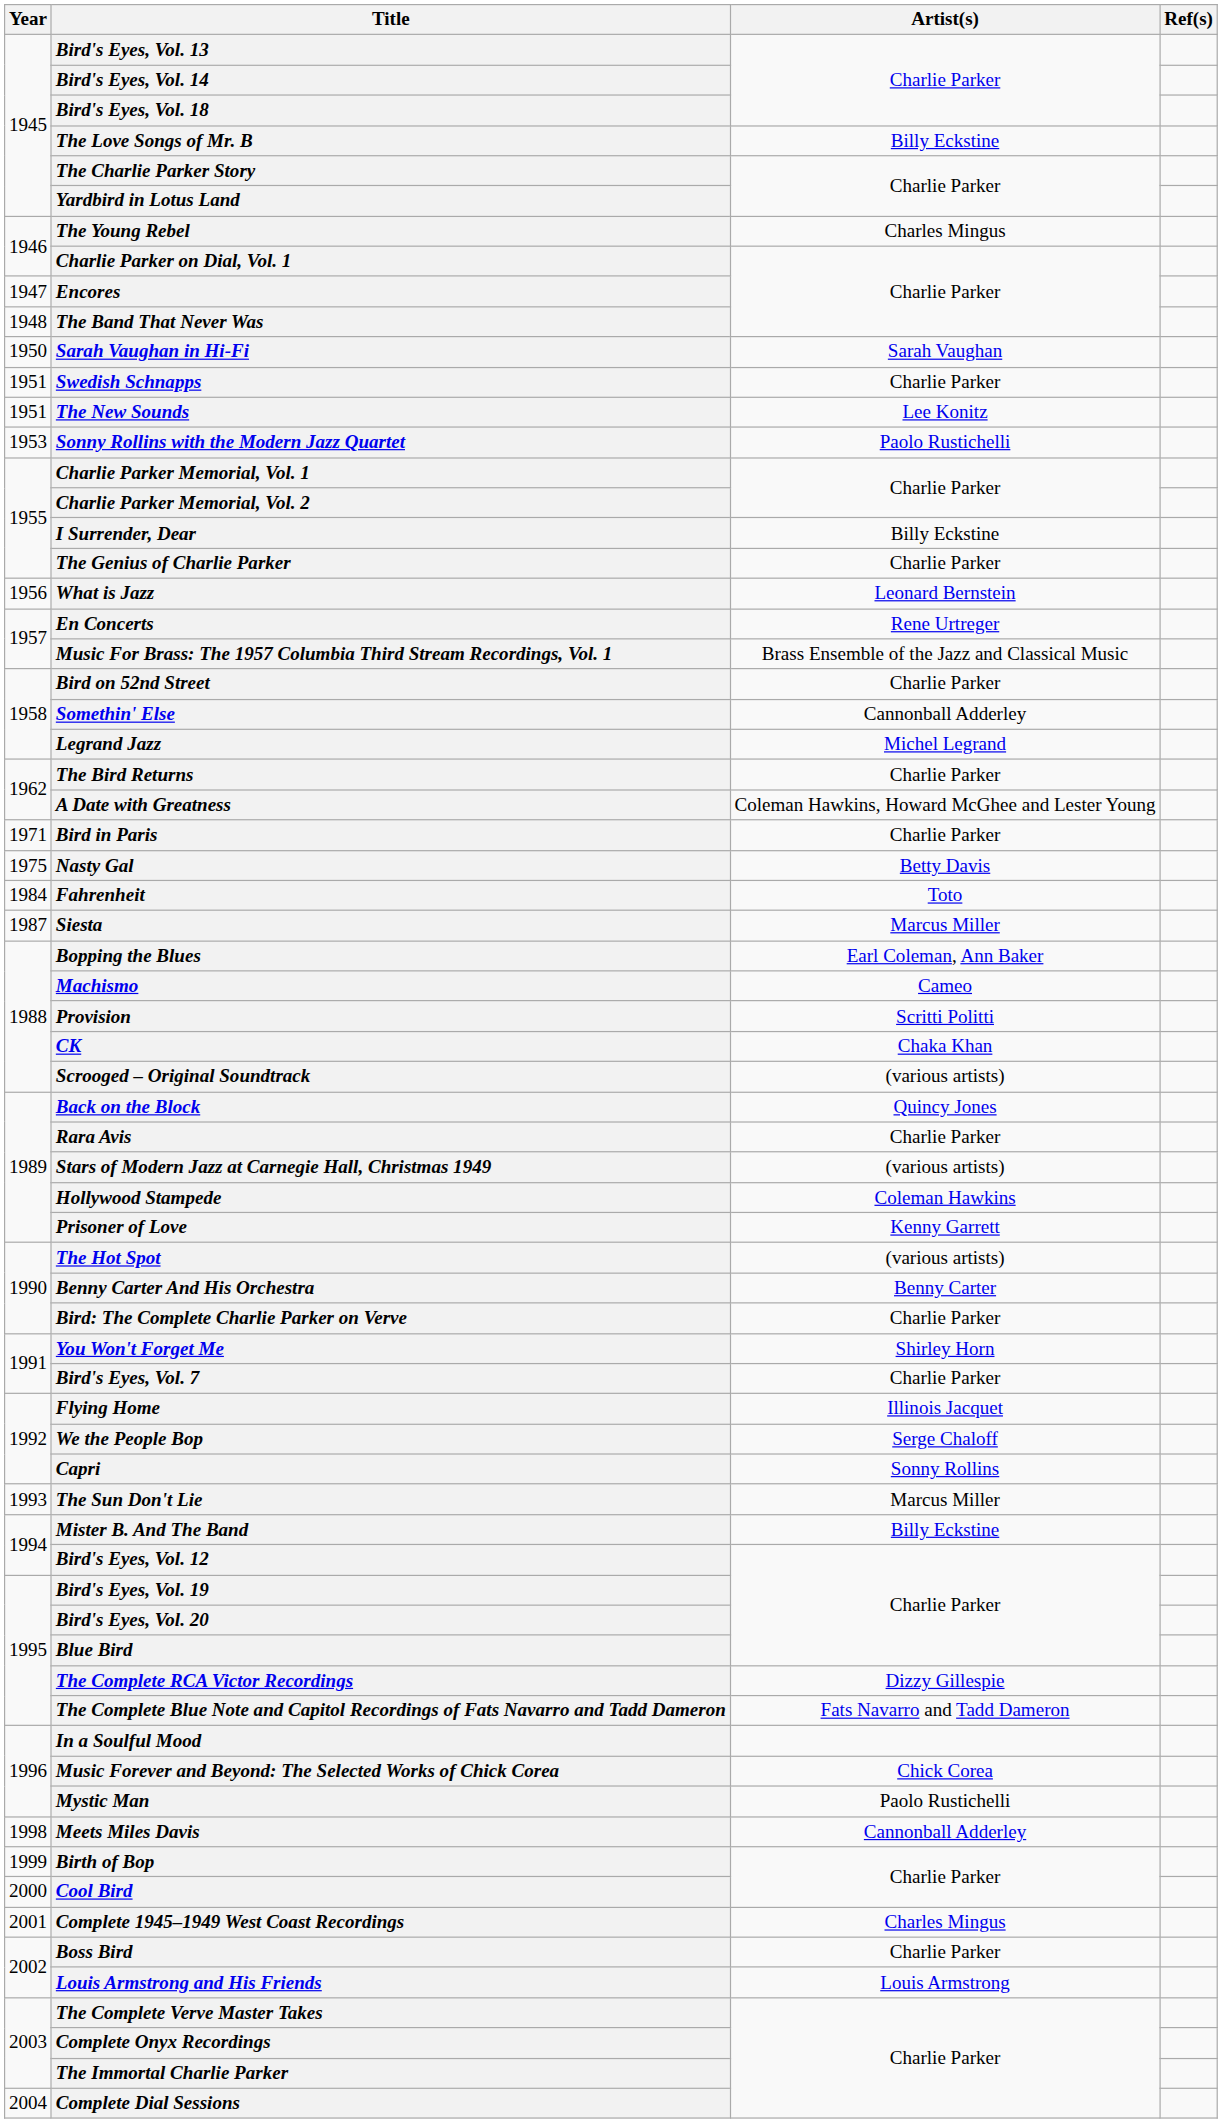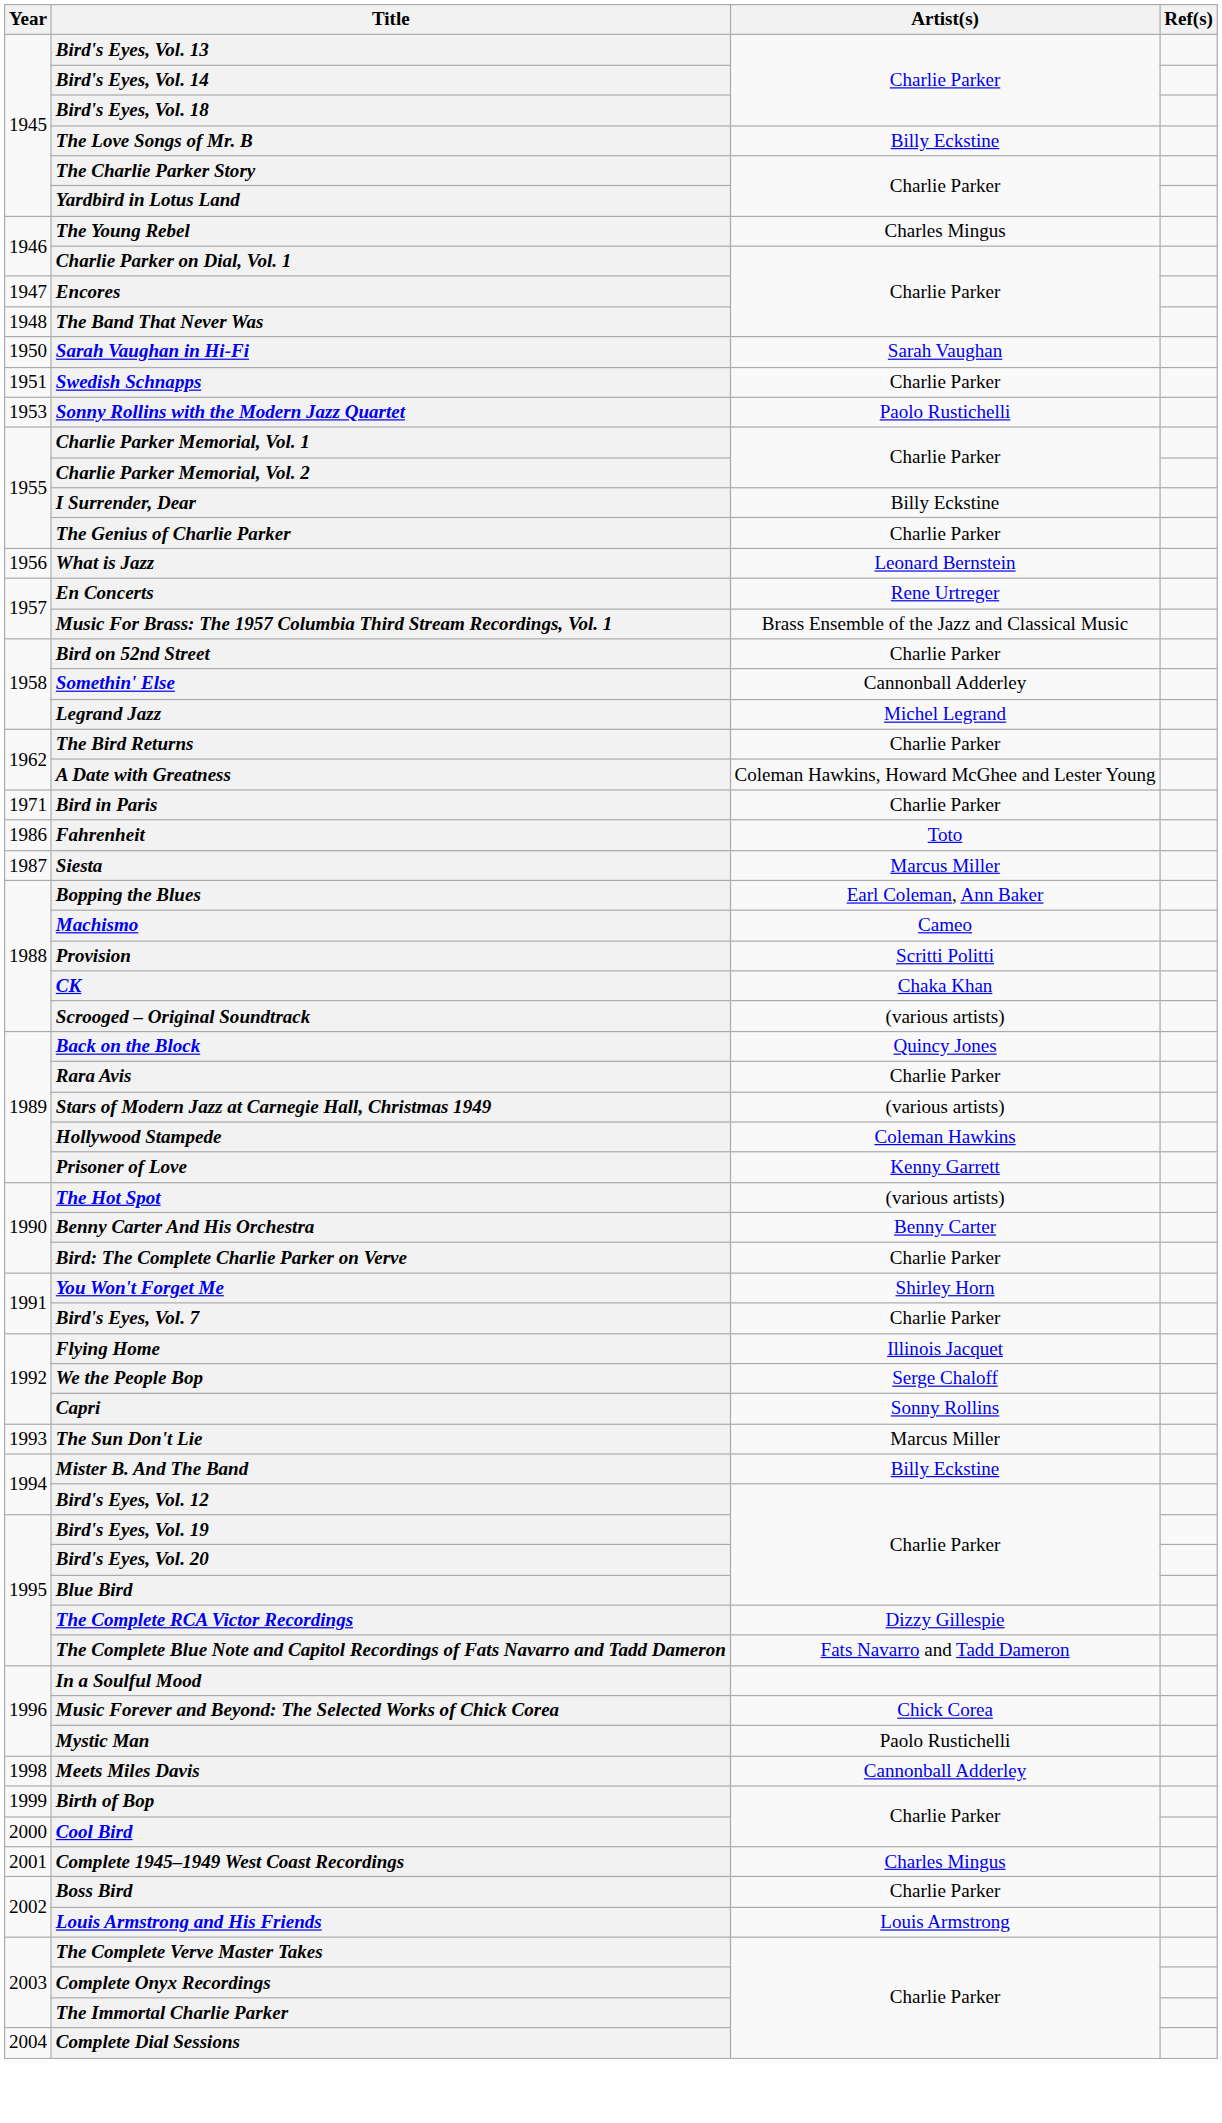- row: (122, 412)
- row: (95, 865)
(28, 895) 1984 -> (28, 834) 1986
